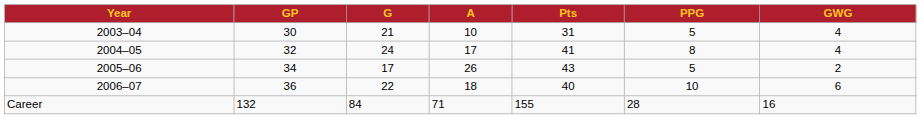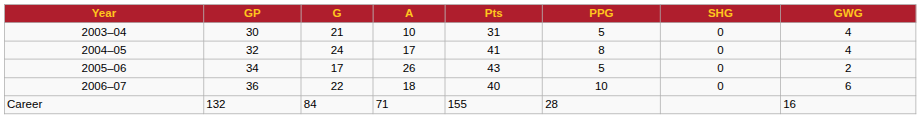+ column: (720, 13)
